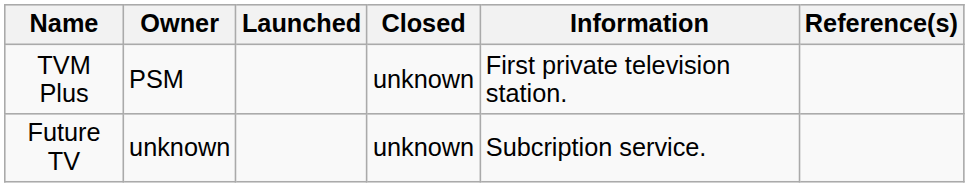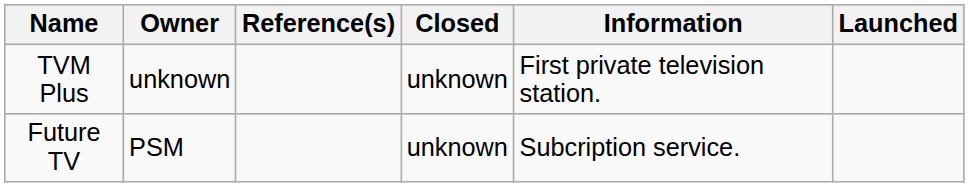columns swapped: (302, 24) <-> (881, 24)
(156, 78) PSM -> (180, 78) unknown
(180, 147) unknown -> (156, 147) PSM
